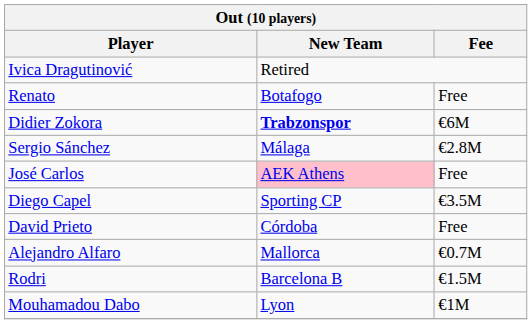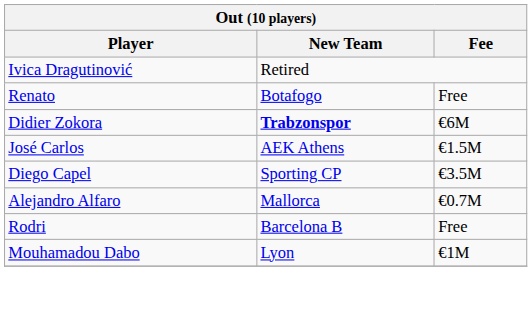- row: (59, 148)
(302, 174) pink background -> (302, 148) no background
(453, 174) Free -> (460, 148) €1.5M
- row: (50, 226)
(460, 278) €1.5M -> (453, 226) Free
